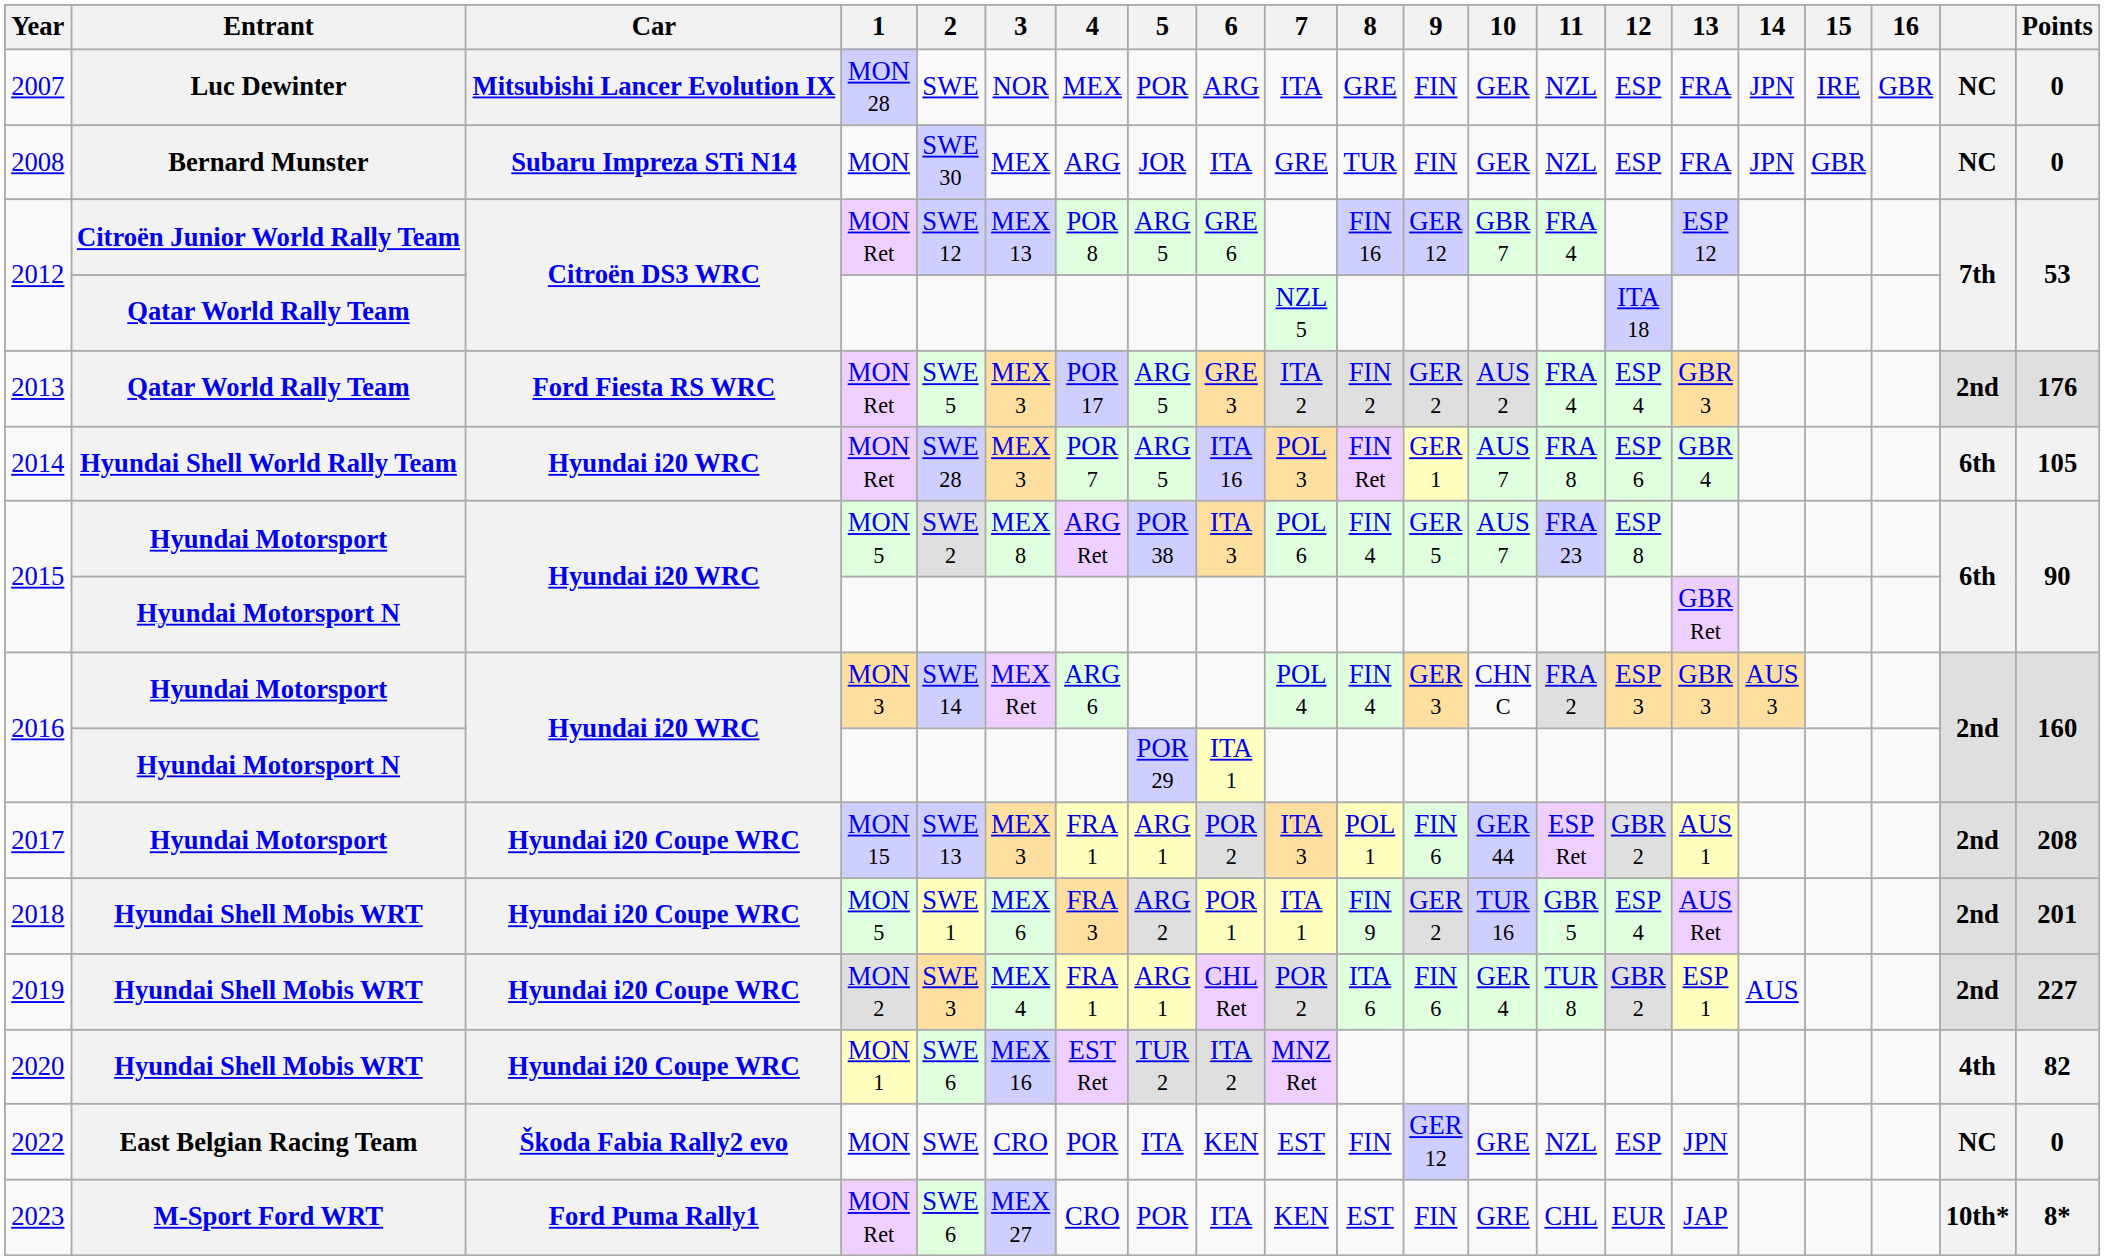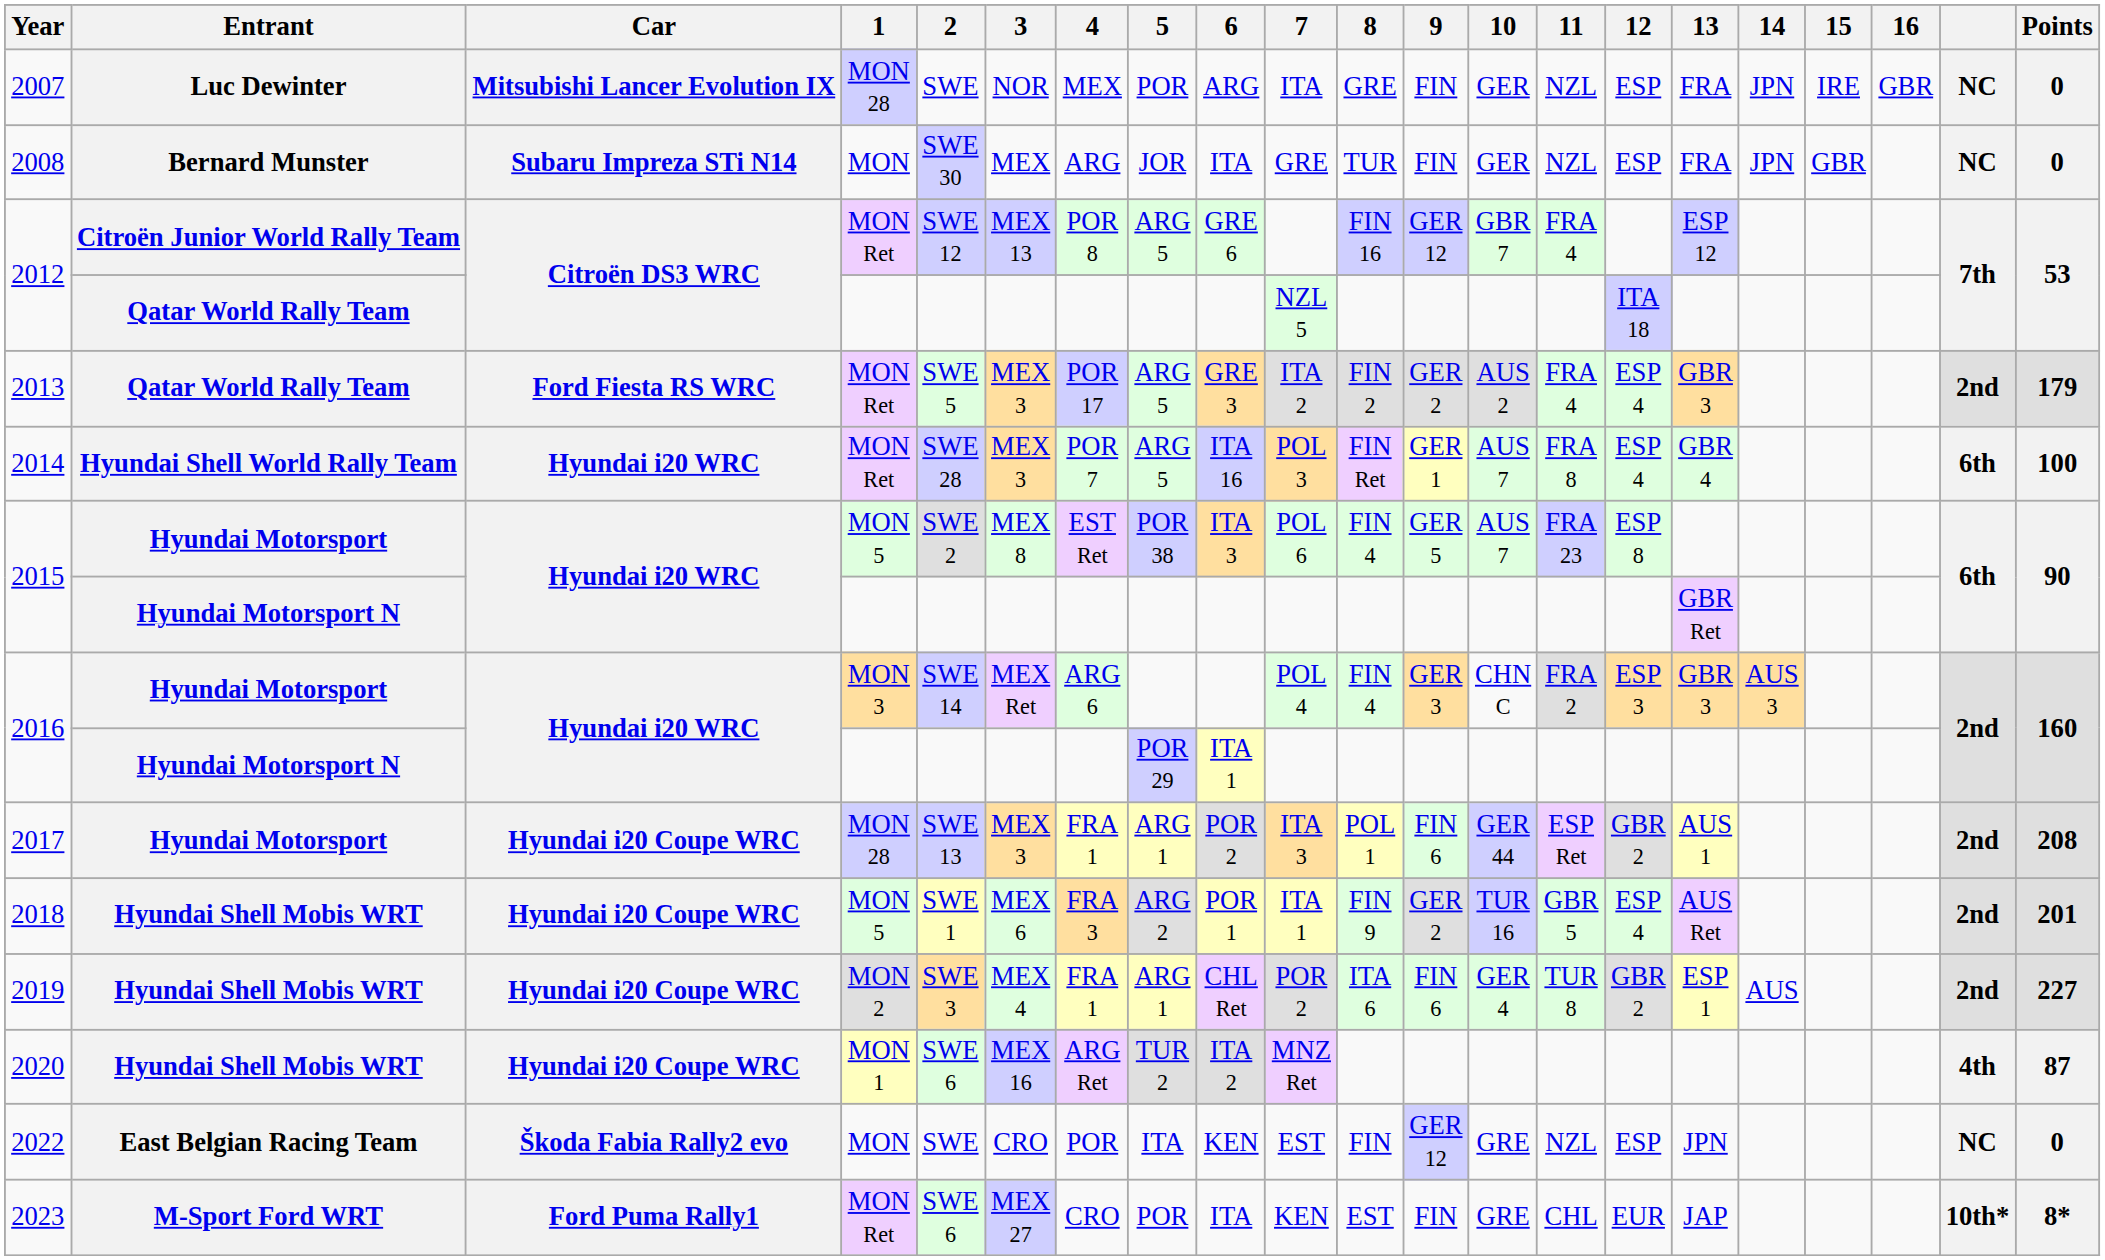(2057, 388) 176 -> (2057, 388) 179
(1638, 463) ESP 6 -> (1638, 463) ESP 4
(2057, 463) 105 -> (2057, 463) 100
(1092, 538) ARG Ret -> (1092, 538) EST Ret
(879, 840) MON 15 -> (879, 840) MON 28
(1092, 1066) EST Ret -> (1092, 1066) ARG Ret
(2057, 1066) 82 -> (2057, 1066) 87
